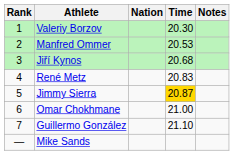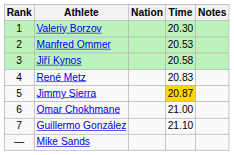(180, 61) 20.68 -> (180, 61) 20.58
